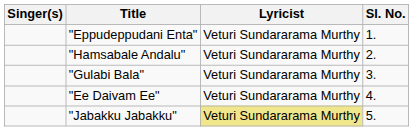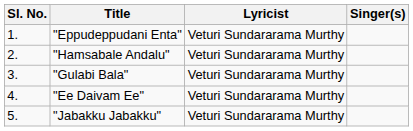columns swapped: (386, 14) <-> (35, 14)
(282, 116) khaki background -> (266, 116) no background
